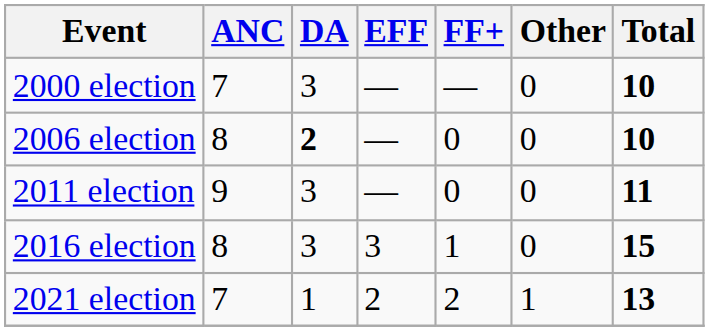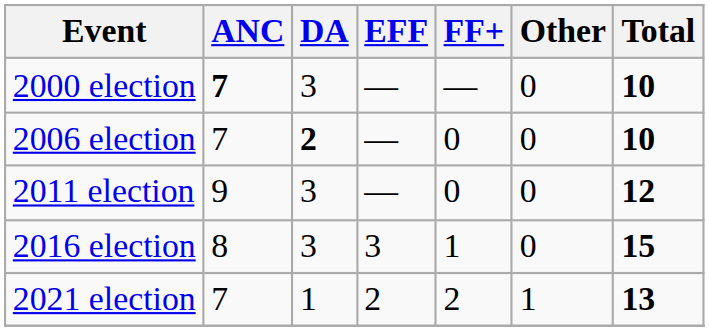(220, 84) normal -> (220, 84) bold
(220, 138) 8 -> (220, 138) 7
(637, 191) 11 -> (638, 191) 12
